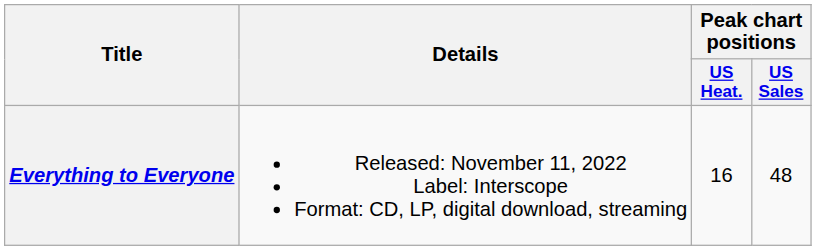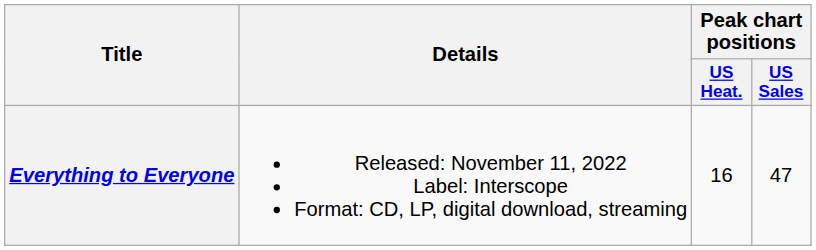(781, 175) 48 -> (781, 175) 47
